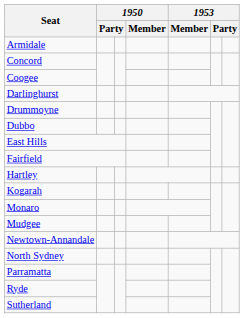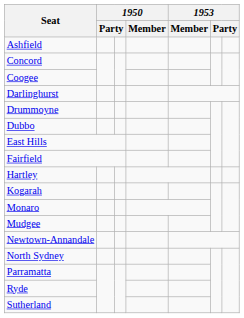- row: (26, 45)
+ row: (24, 45)
